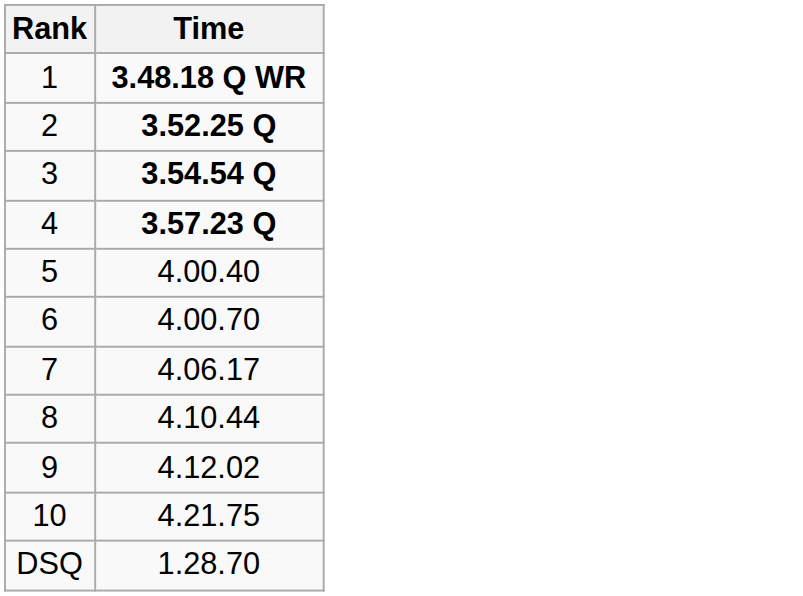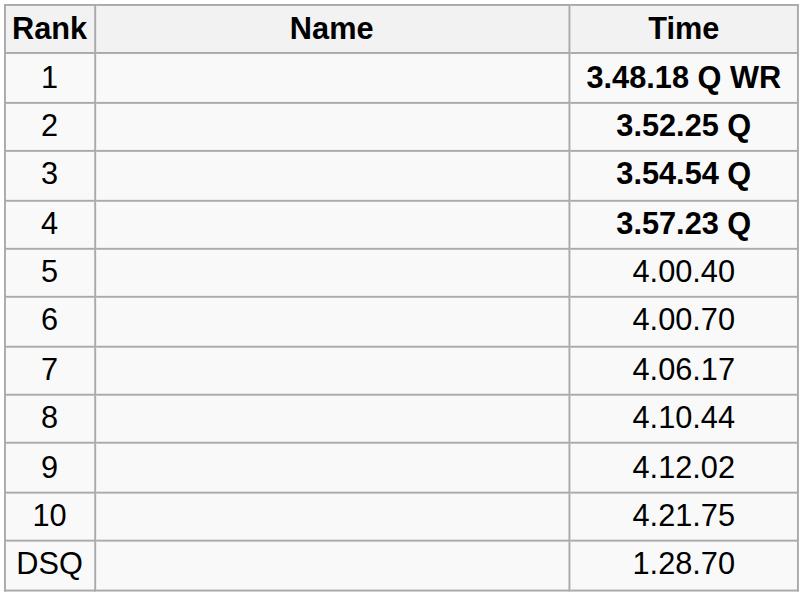+ column: (332, 28)
